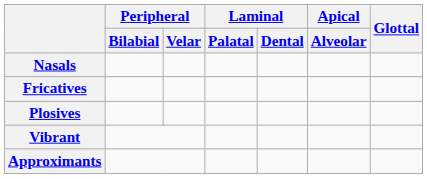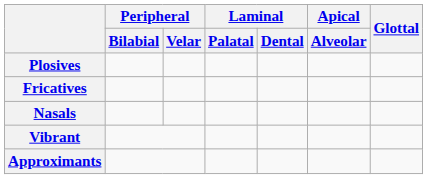rows swapped: (55, 112) <-> (55, 64)
